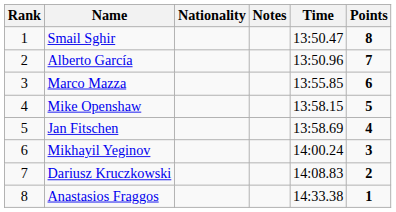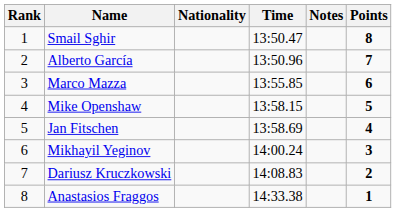columns swapped: (318, 15) <-> (269, 15)
